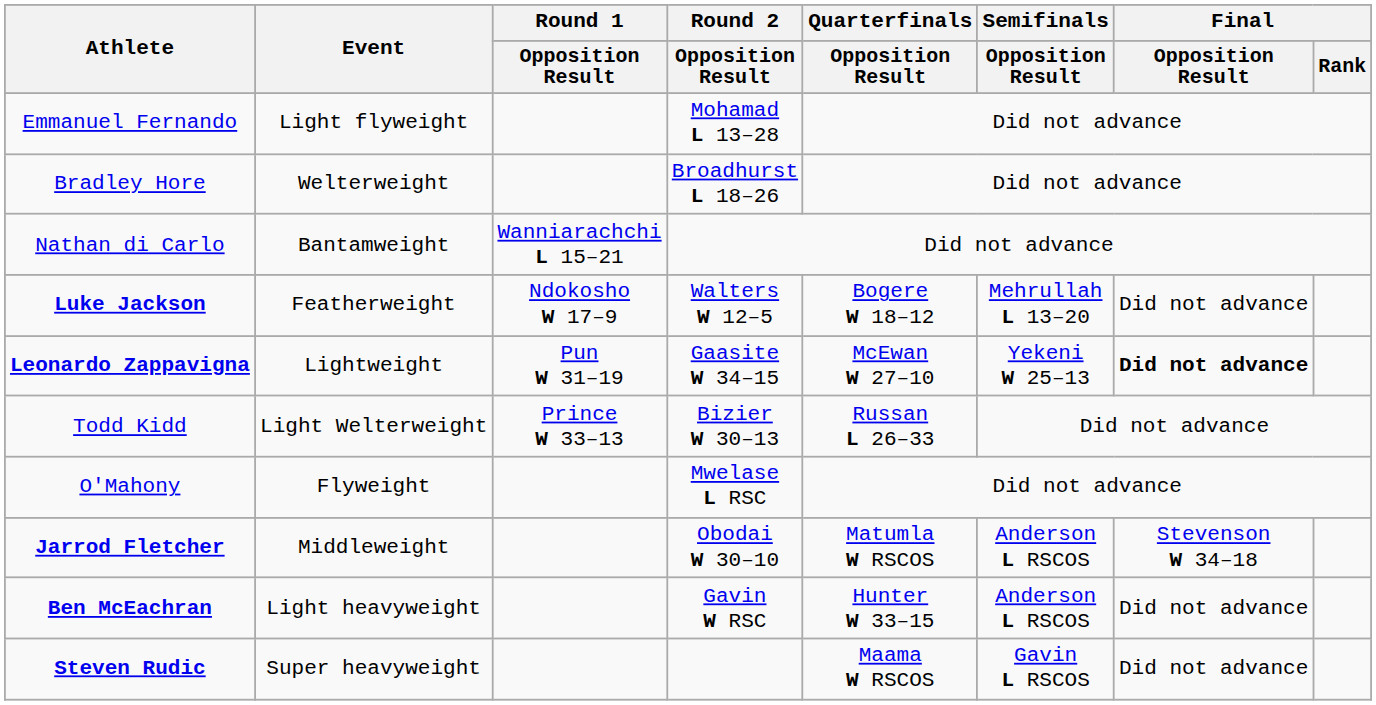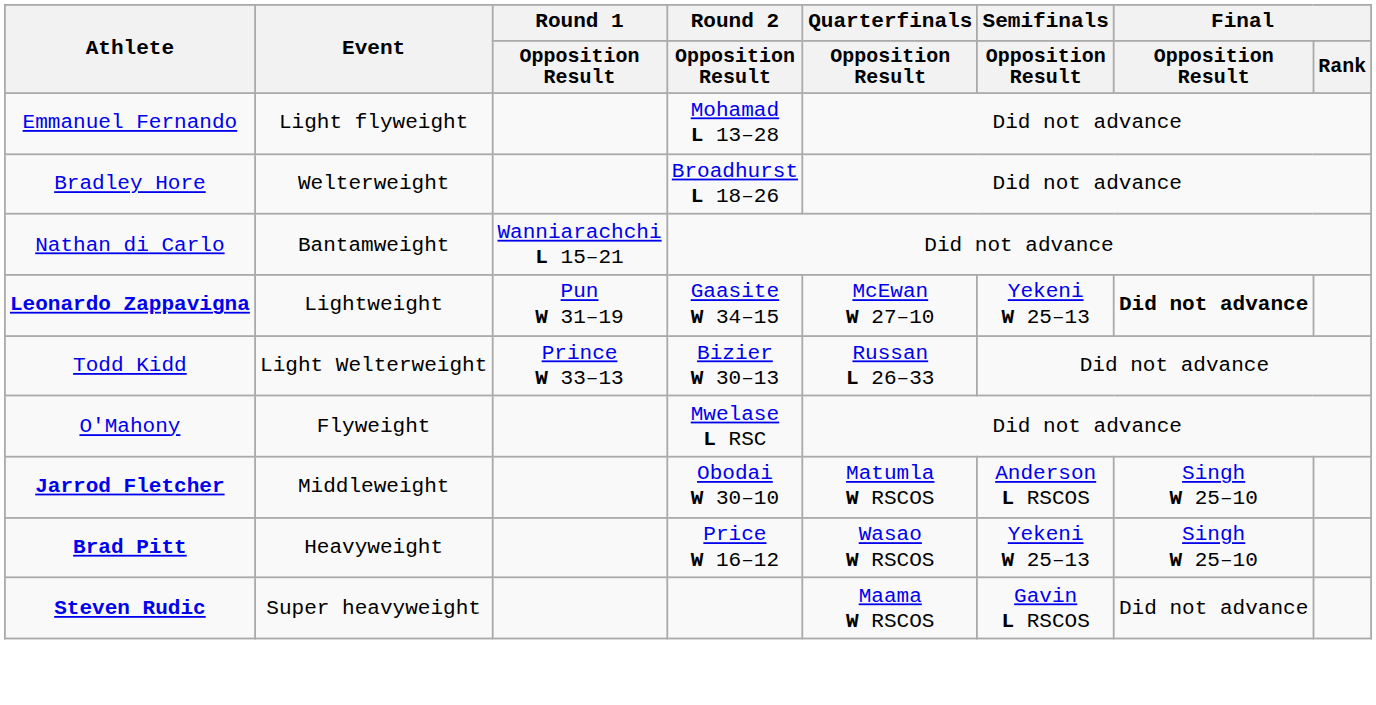- row: (130, 305)
(1214, 547) Stevenson W 34–18 -> (1214, 487) Singh W 25–10
- row: (130, 608)
+ row: (130, 547)
